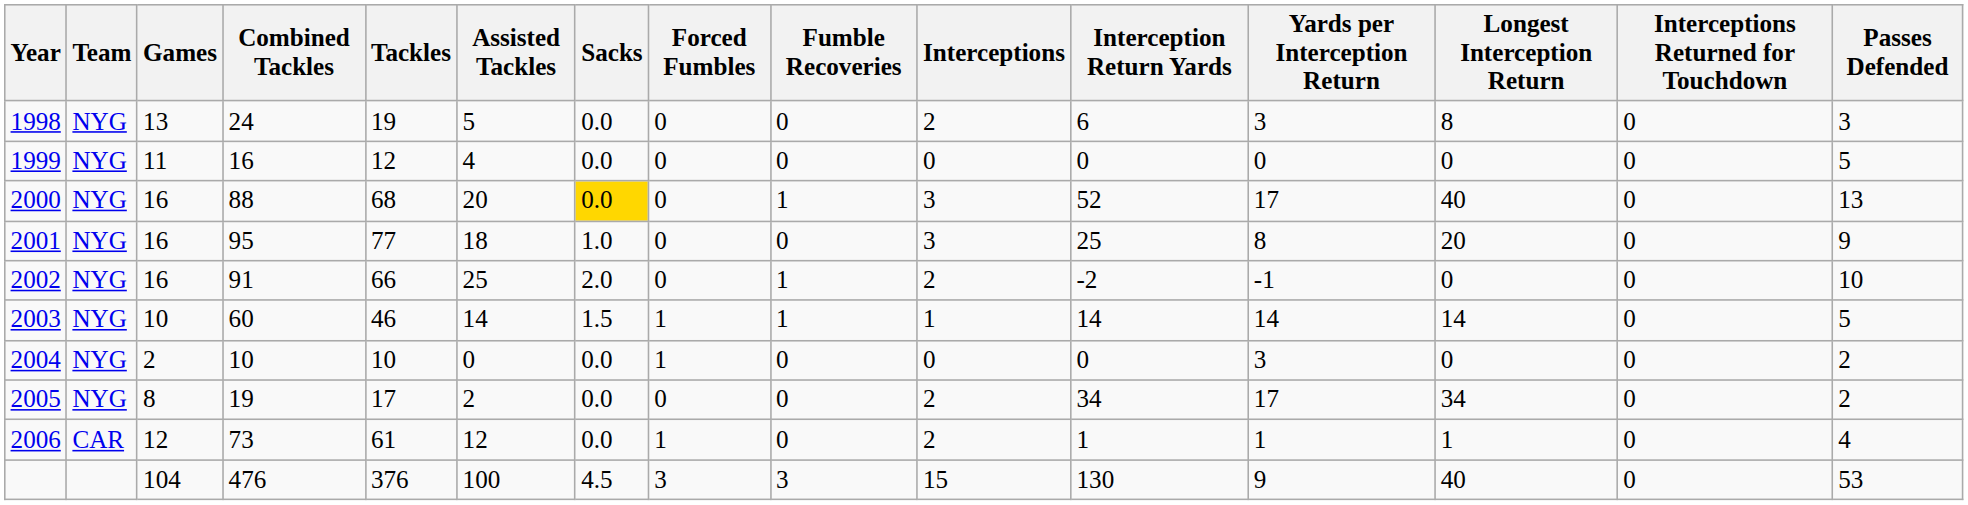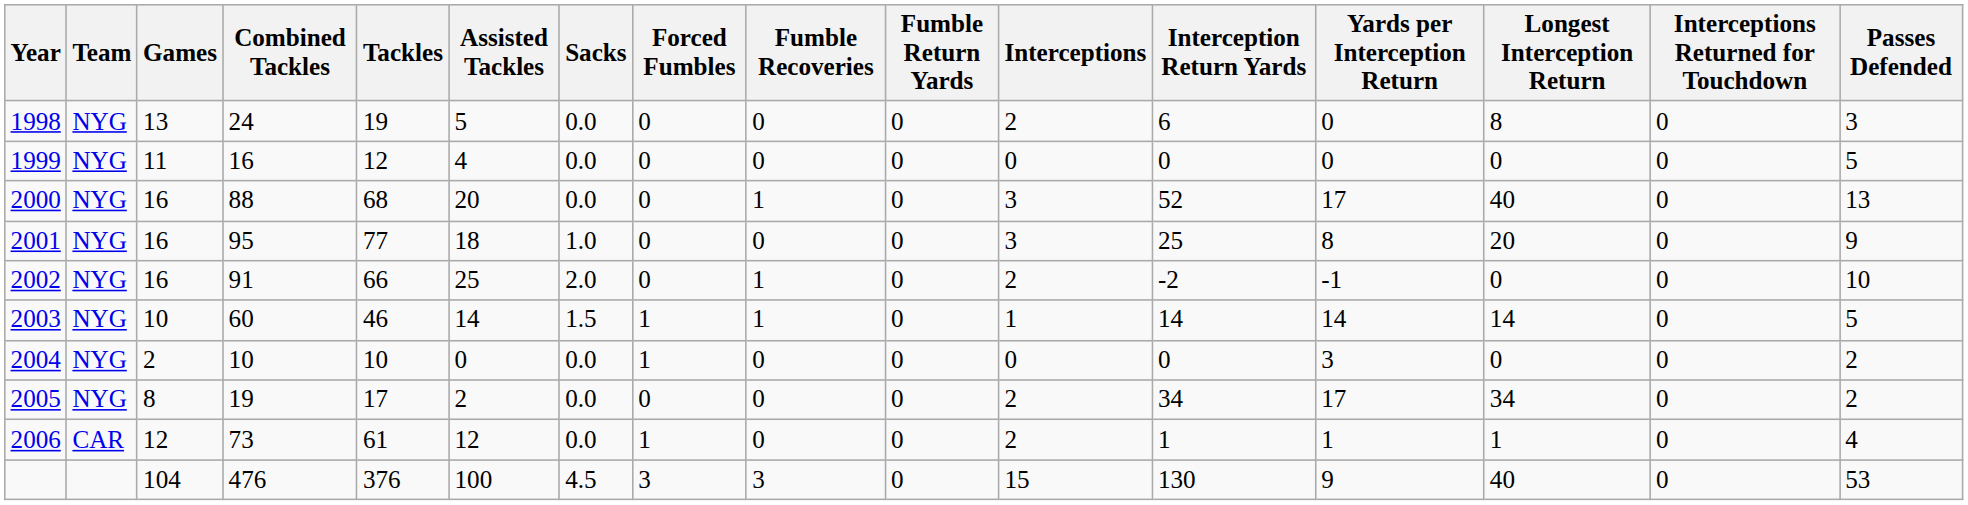+ column: (942, 52)
(1260, 120) 3 -> (1327, 120) 0
(597, 200) gold background -> (581, 200) no background
